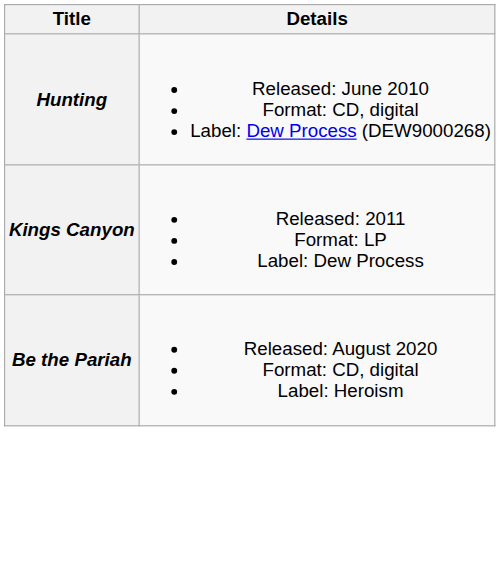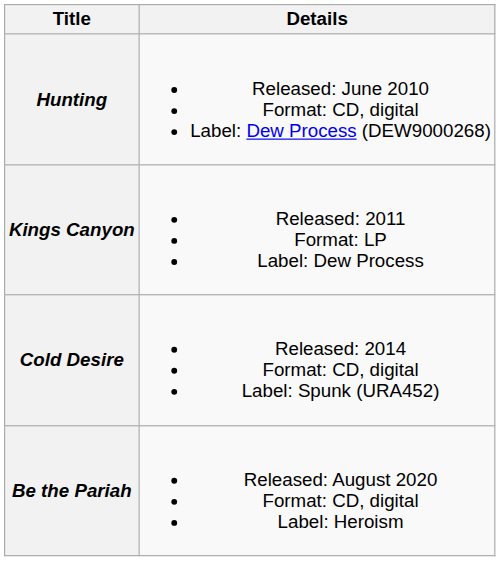+ row: (72, 359)
